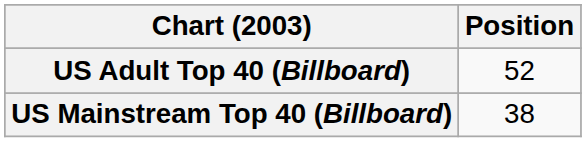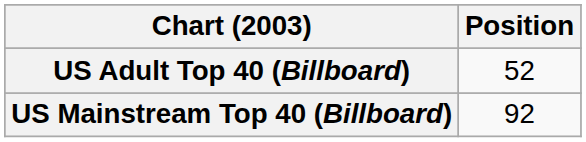(519, 114) 38 -> (519, 114) 92
